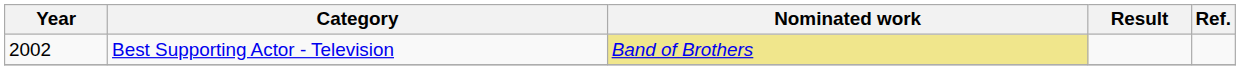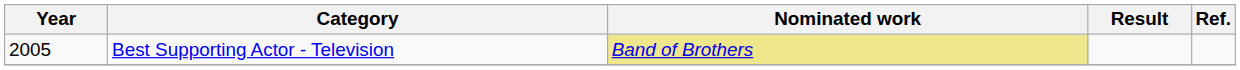(30, 49) 2002 -> (30, 49) 2005
